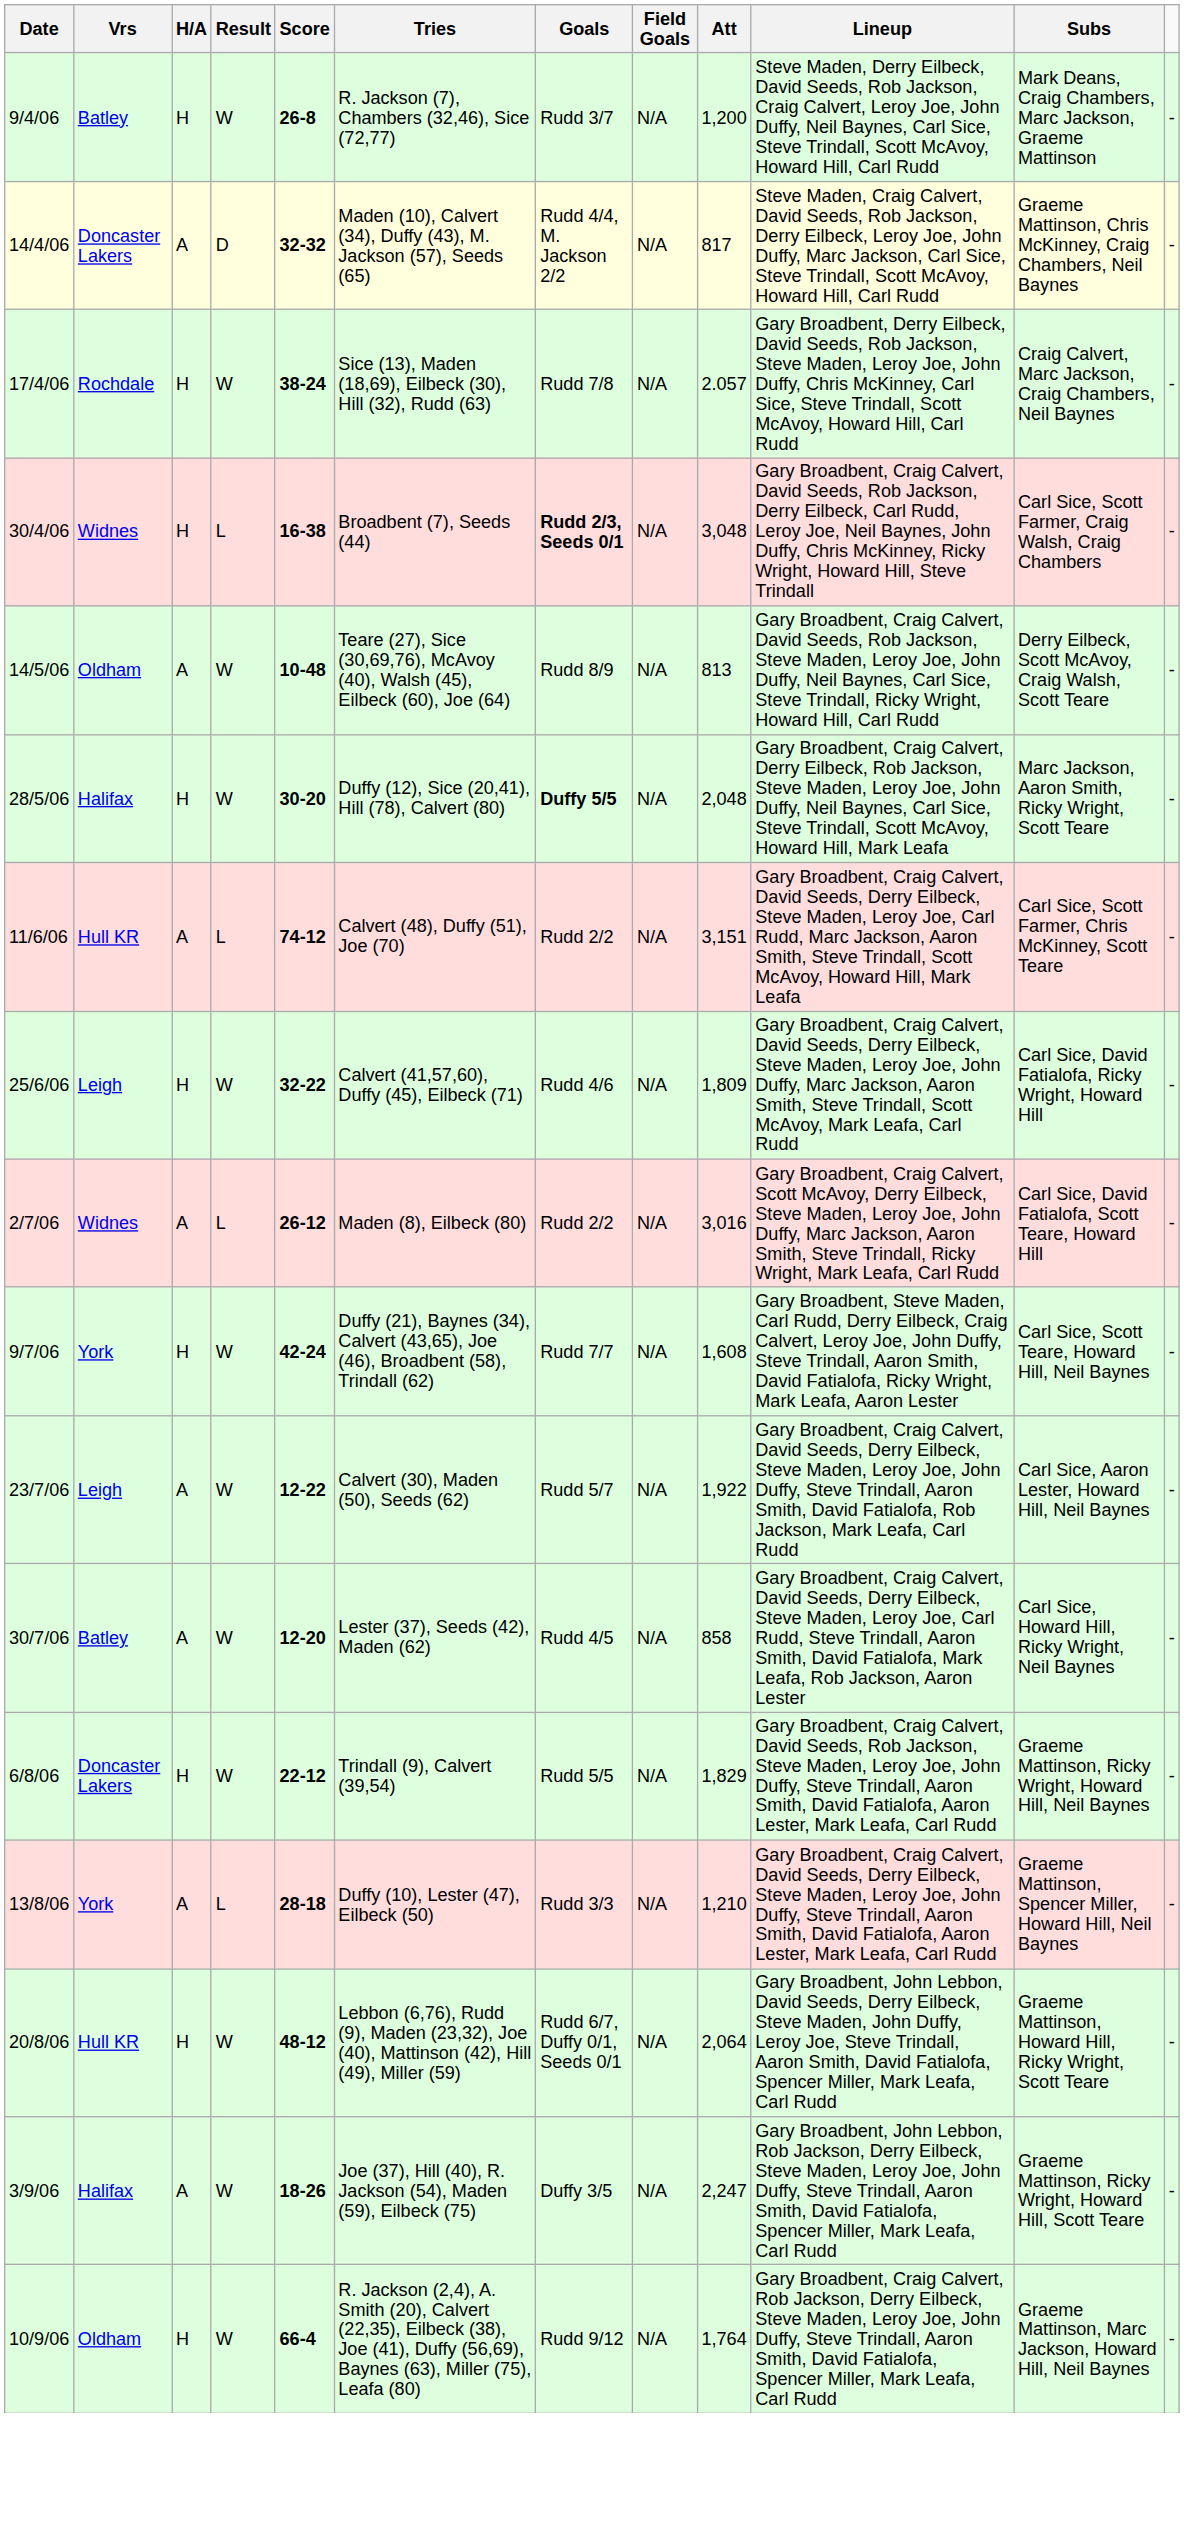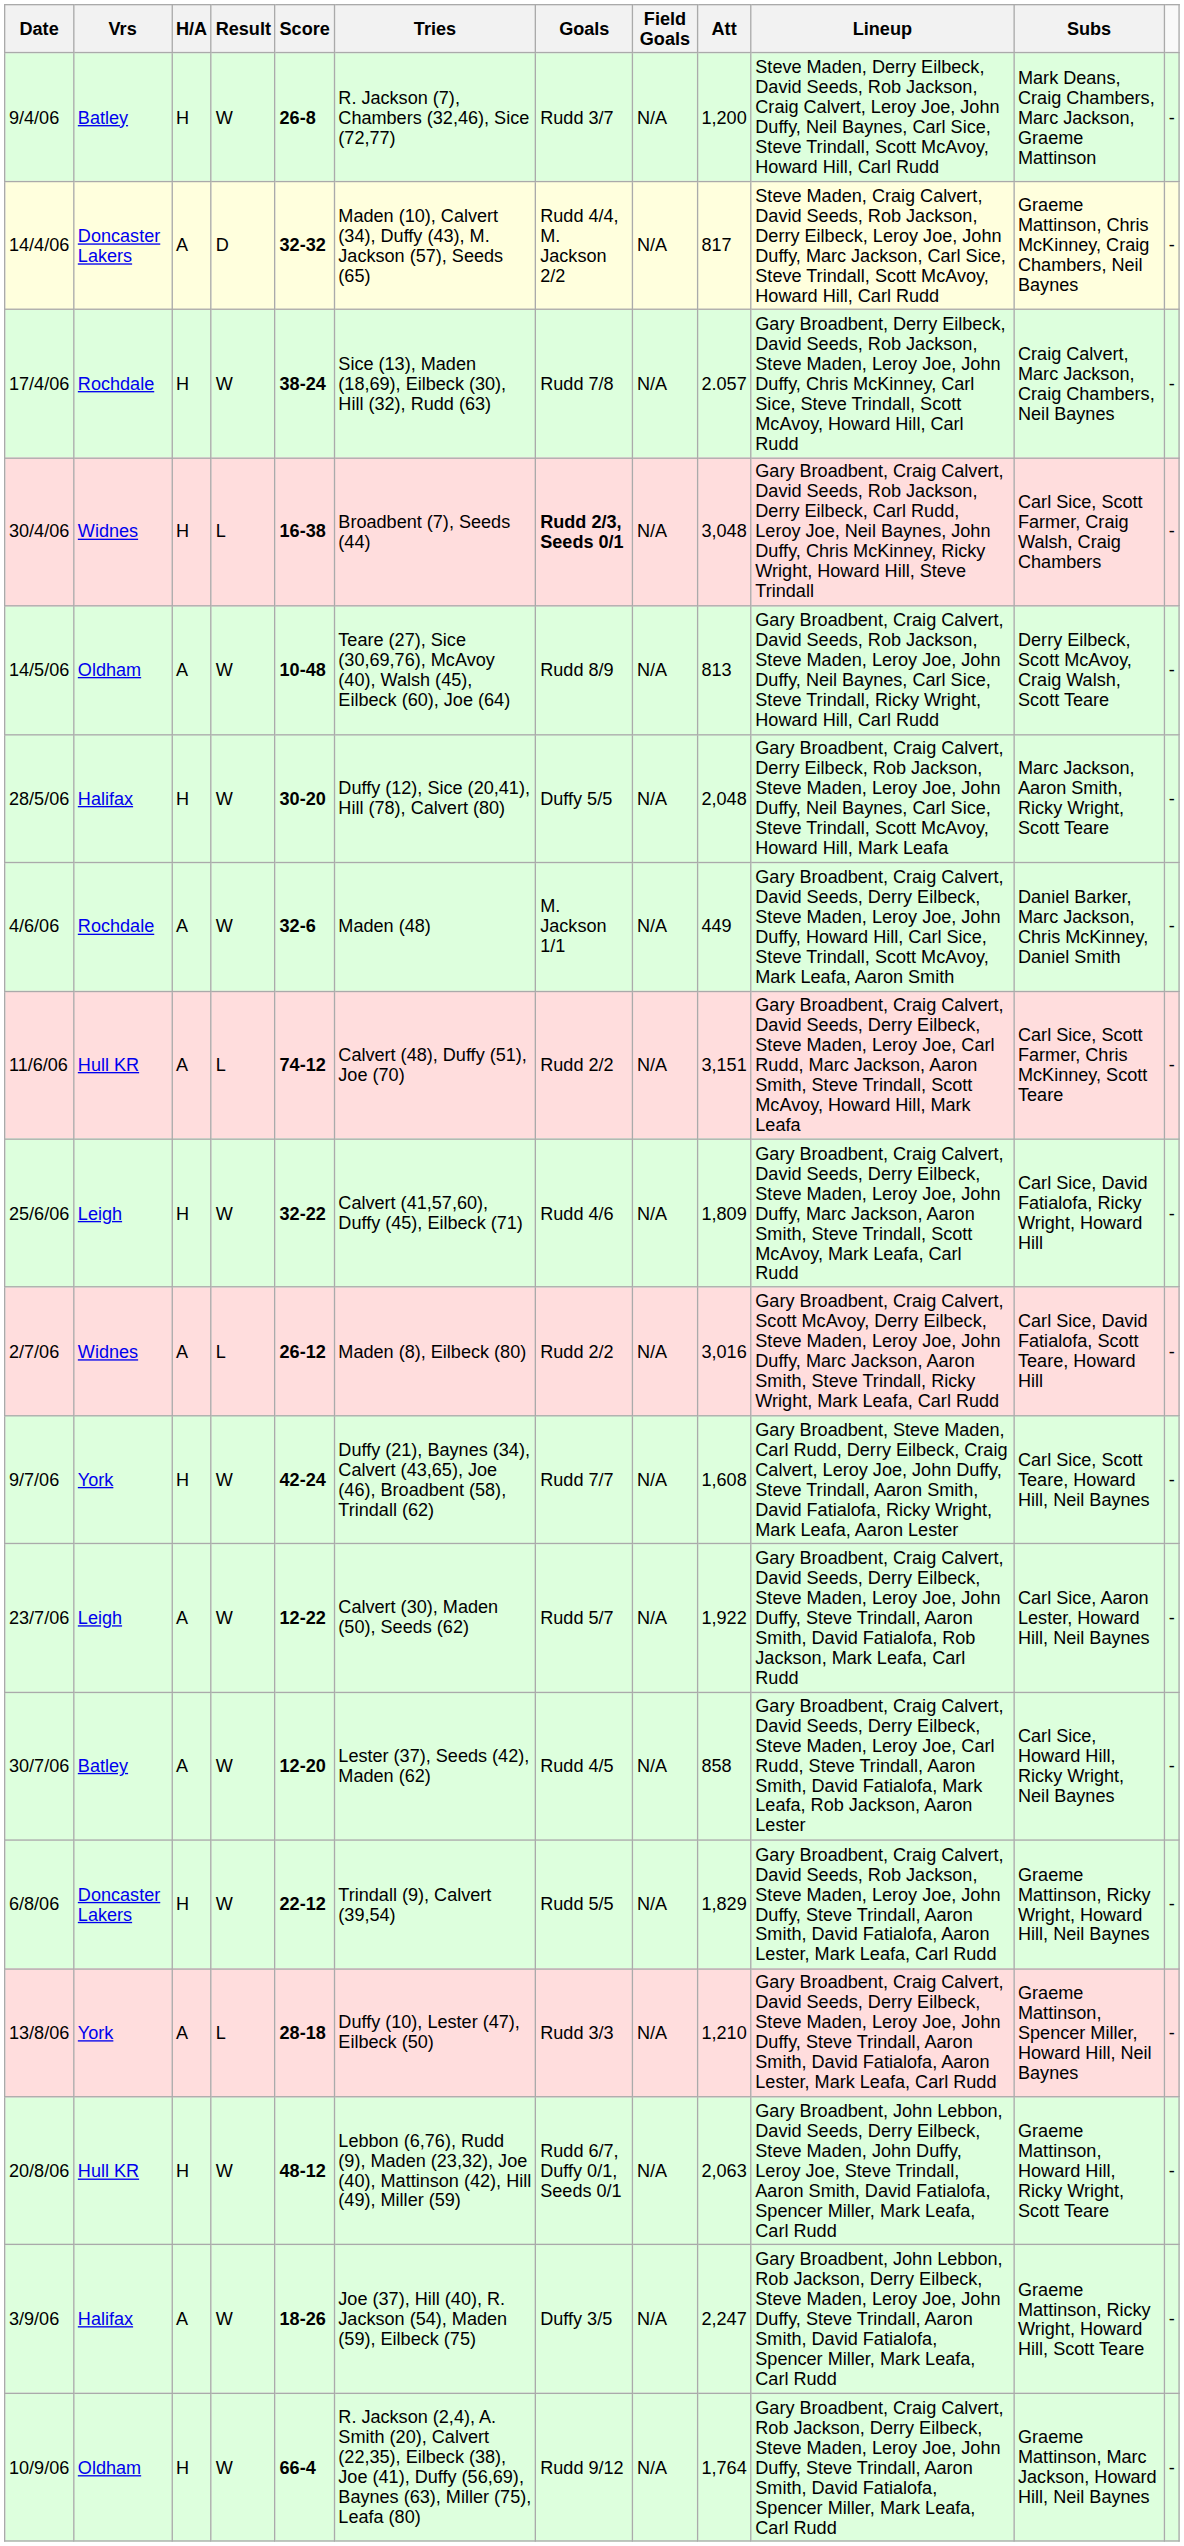(578, 798) bold -> (576, 798) normal
+ row: (34, 926)
(724, 2042) 2,064 -> (724, 2170) 2,063
